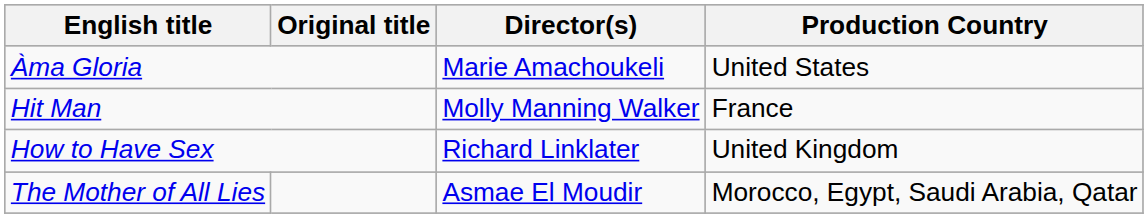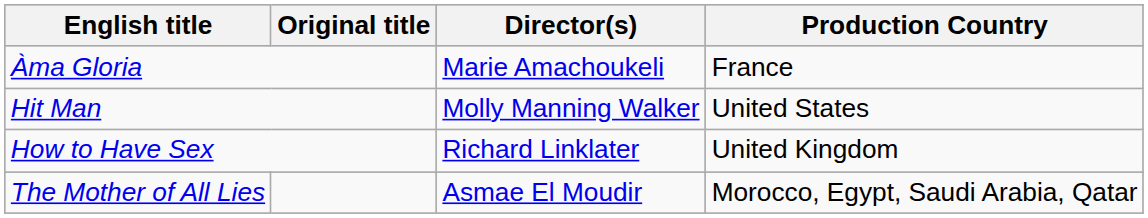(790, 66) United States -> (752, 66) France
(752, 108) France -> (790, 108) United States
